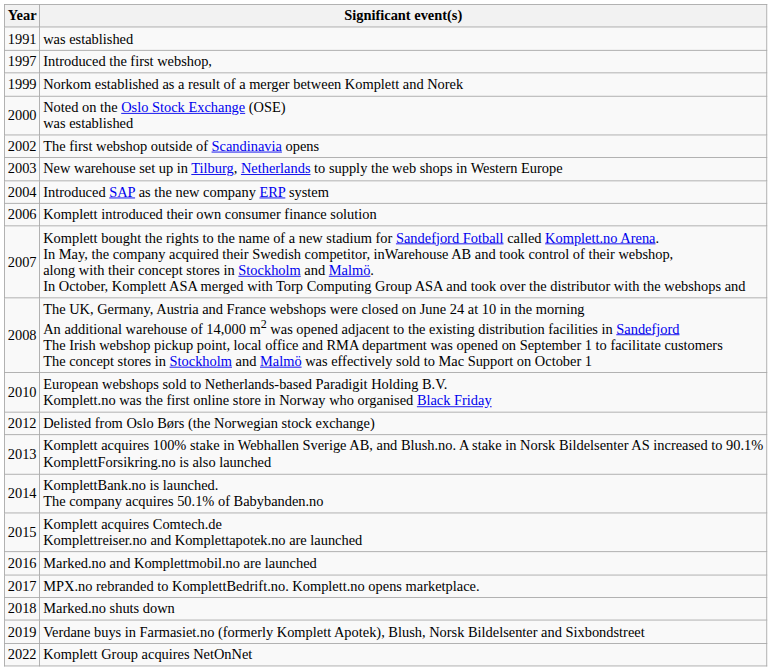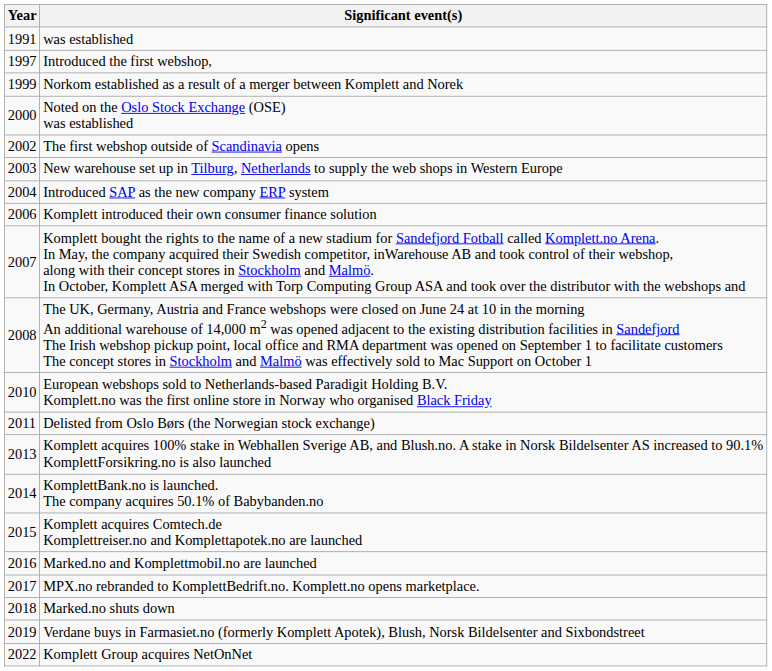(22, 423) 2012 -> (22, 423) 2011
